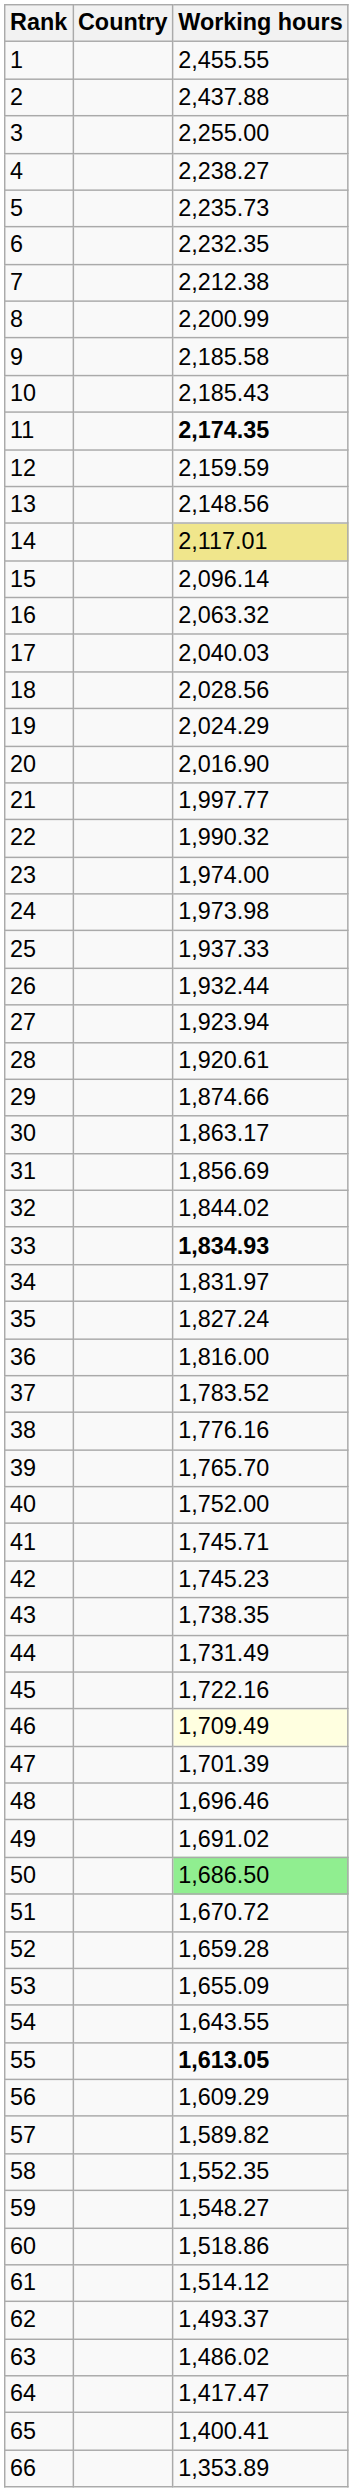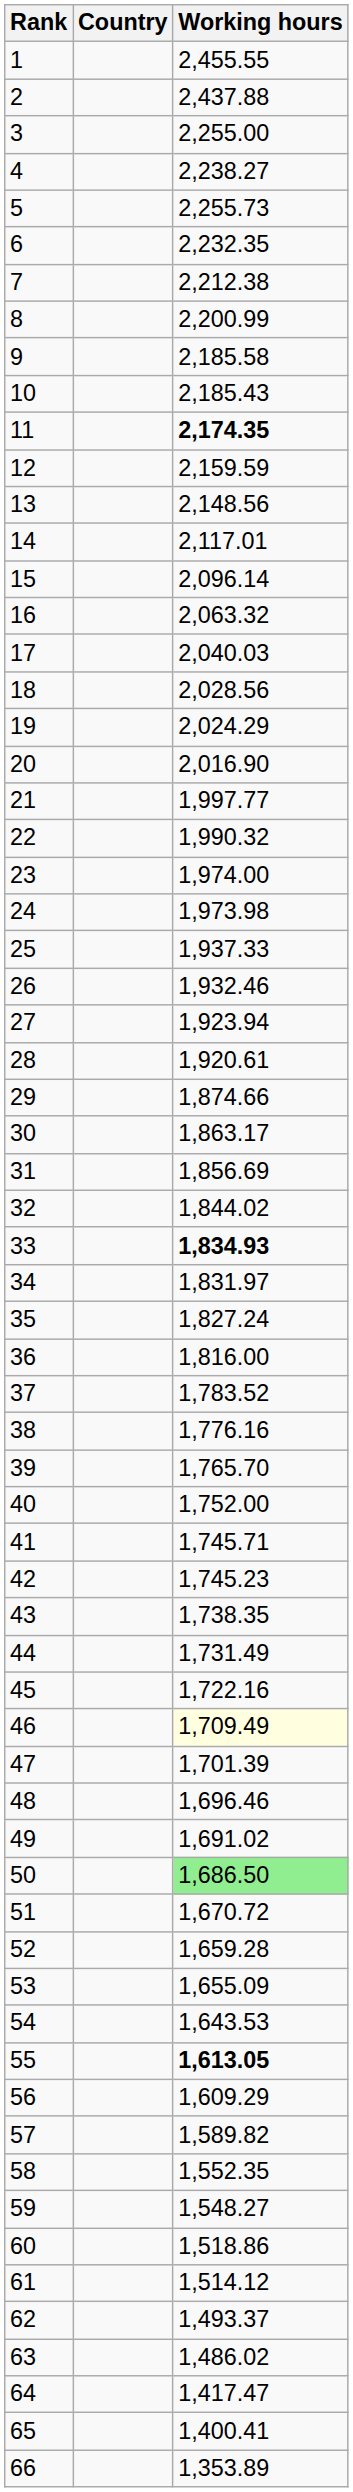(224, 208) 2,235.73 -> (224, 208) 2,255.73
(223, 541) khaki background -> (223, 541) no background
(224, 986) 1,932.44 -> (224, 986) 1,932.46
(224, 2023) 1,643.55 -> (224, 2023) 1,643.53
